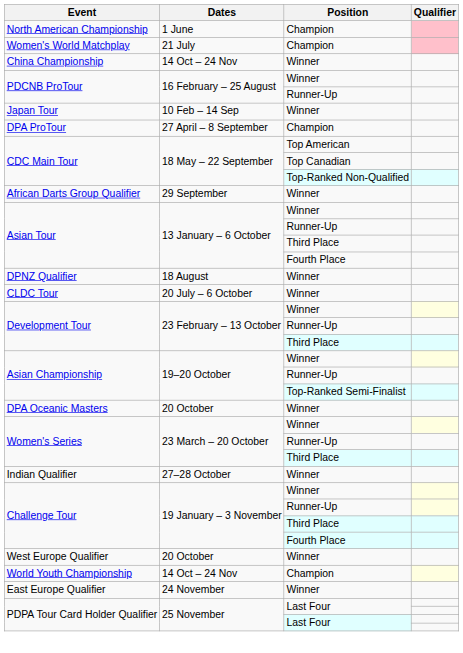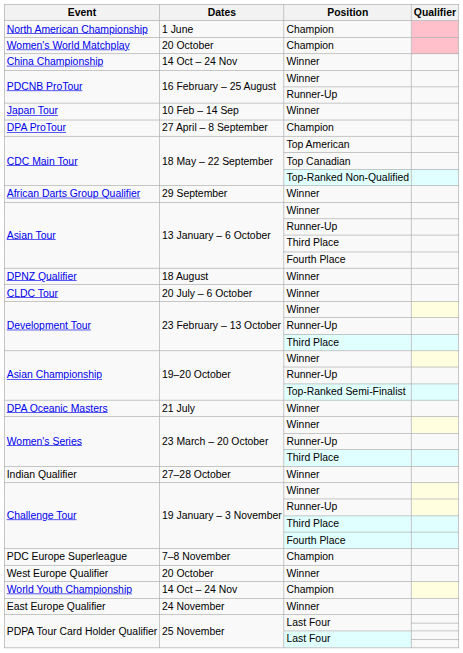(178, 45) 21 July -> (188, 45) 20 October
(188, 408) 20 October -> (178, 408) 21 July
+ row: (67, 557)
